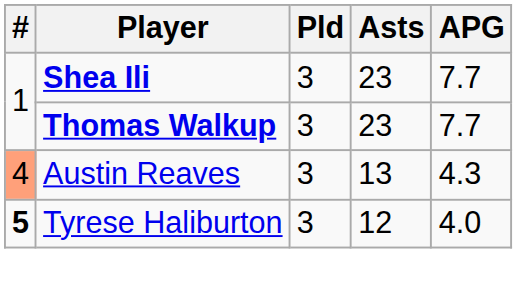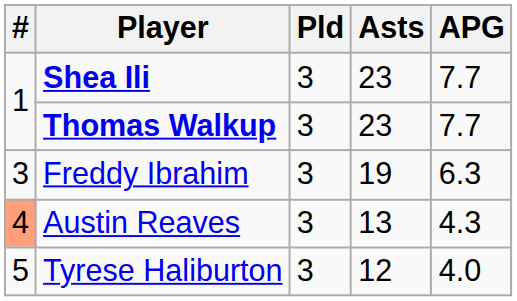+ row: (146, 174)
(21, 222) bold -> (21, 271) normal
